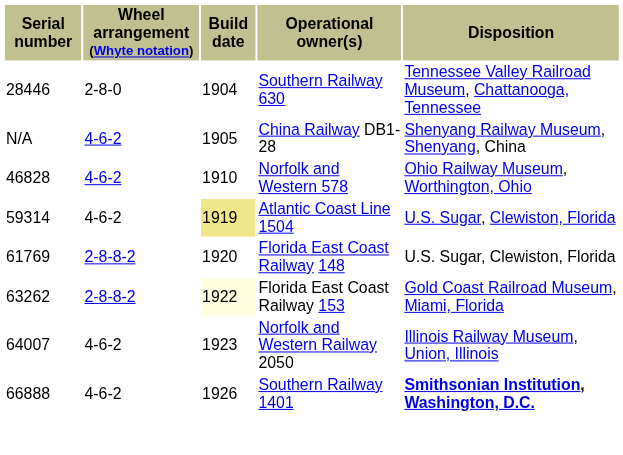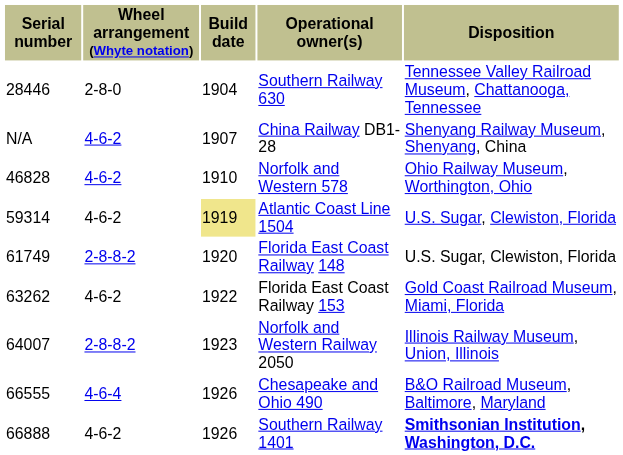(220, 138) 1905 -> (220, 138) 1907
(28, 257) 61769 -> (28, 257) 61749
(110, 297) 2-8-8-2 -> (103, 297) 4-6-2
(220, 297) lightyellow background -> (220, 297) no background
(103, 345) 4-6-2 -> (110, 345) 2-8-8-2
+ row: (318, 394)
